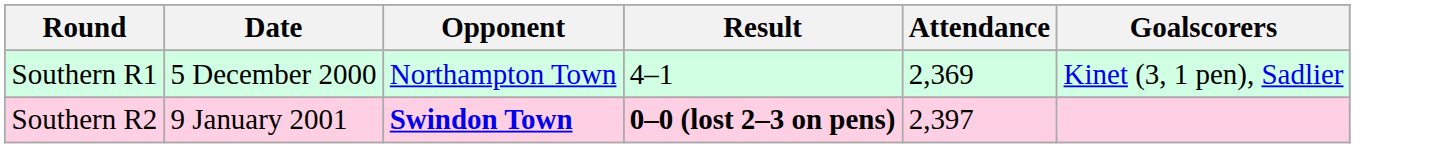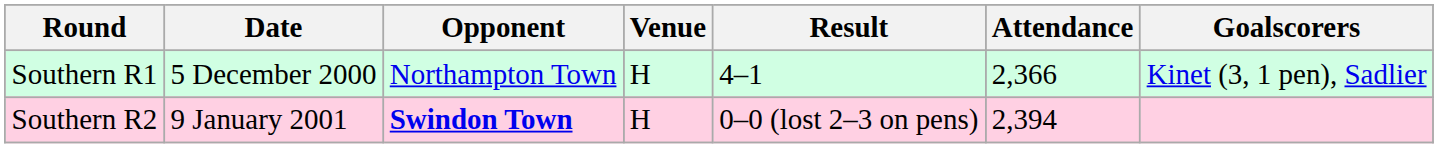+ column: (668, 27)
(941, 73) 2,369 -> (1024, 73) 2,366
(763, 119) bold -> (849, 119) normal
(941, 119) 2,397 -> (1024, 119) 2,394
